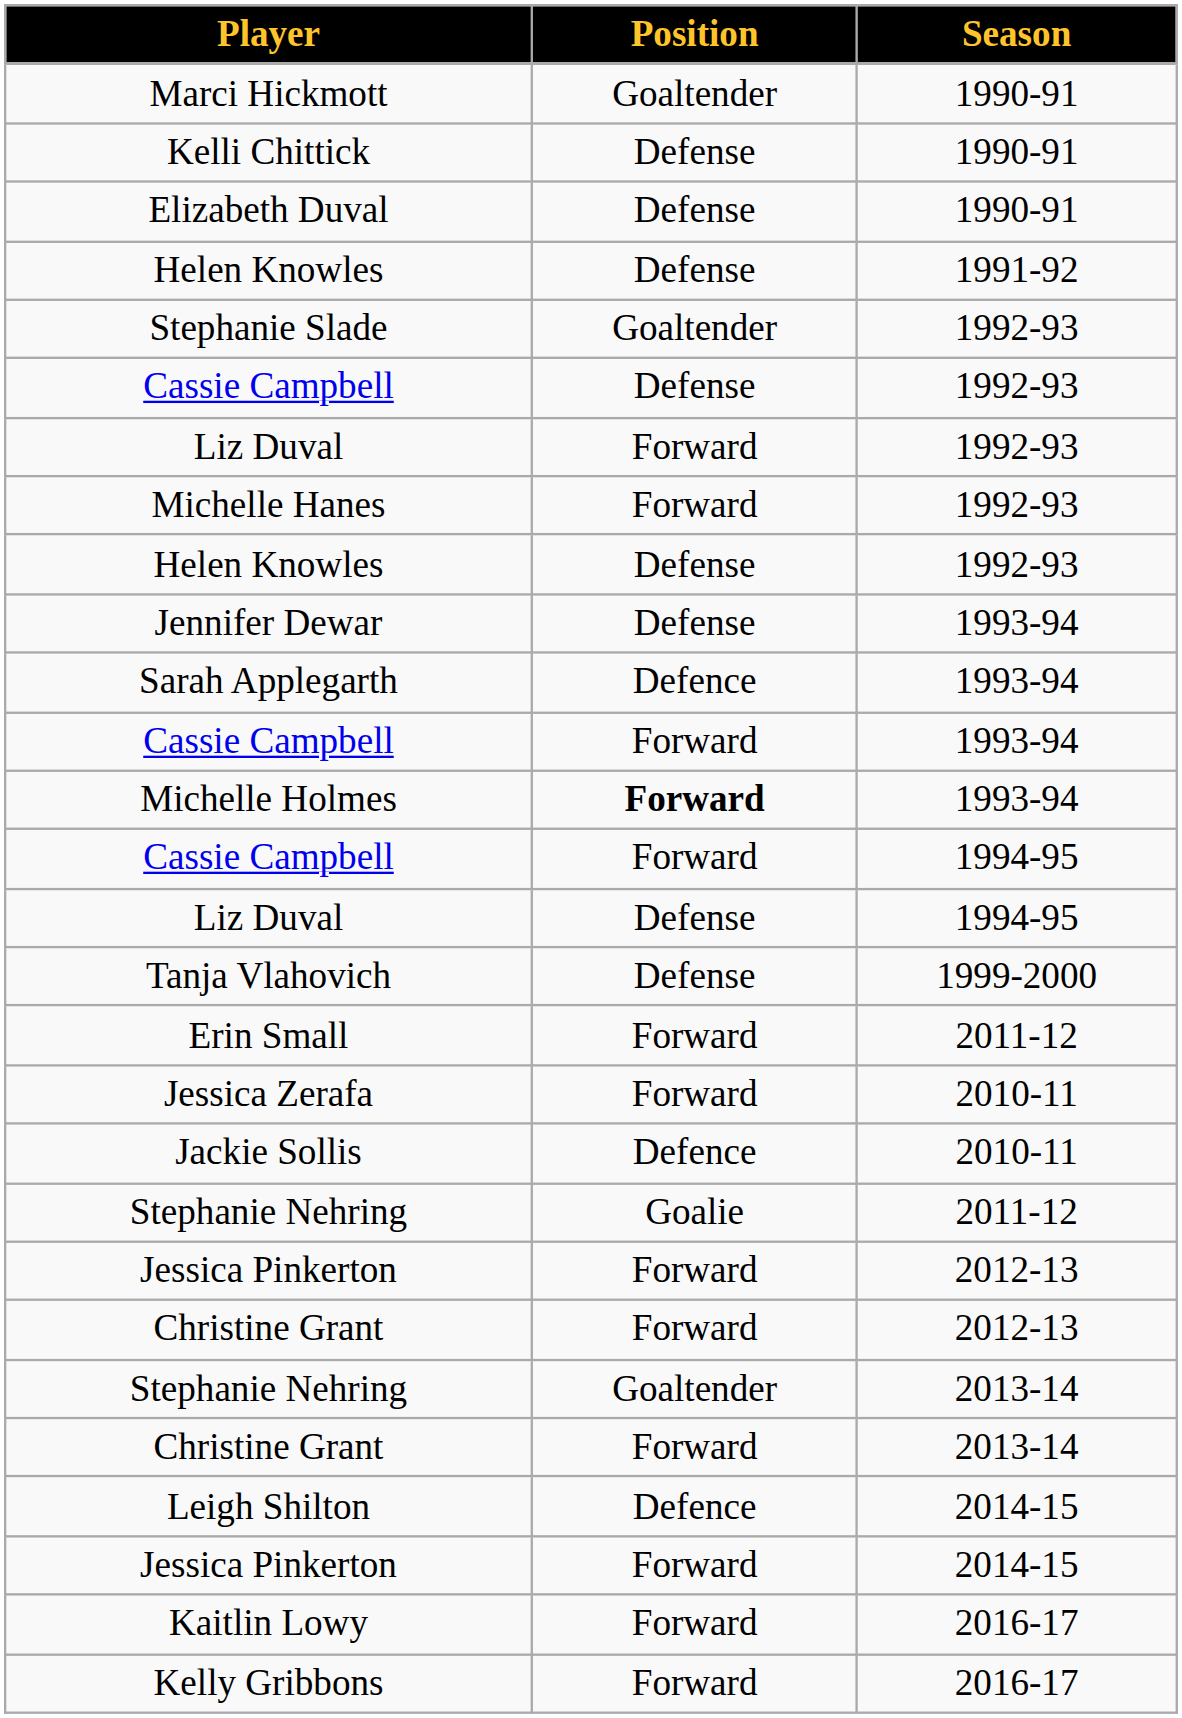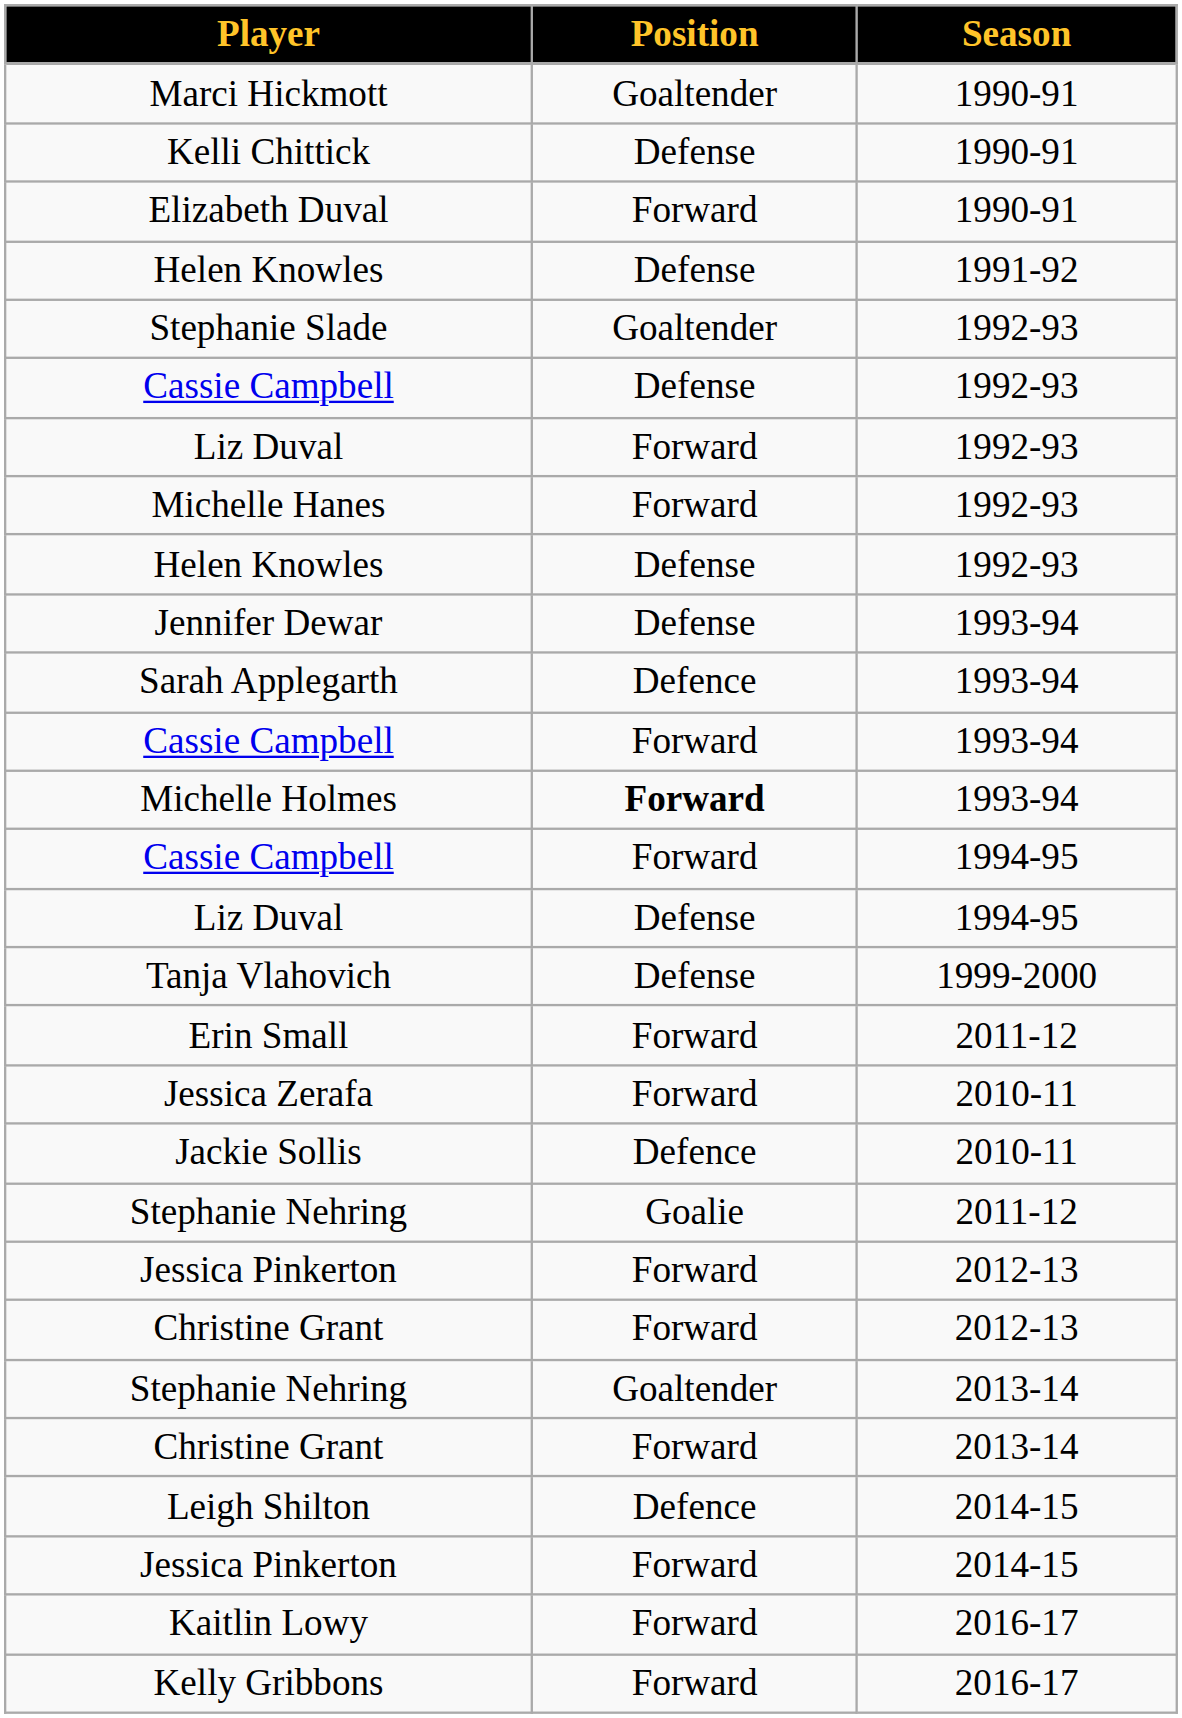(695, 210) Defense -> (695, 210) Forward
